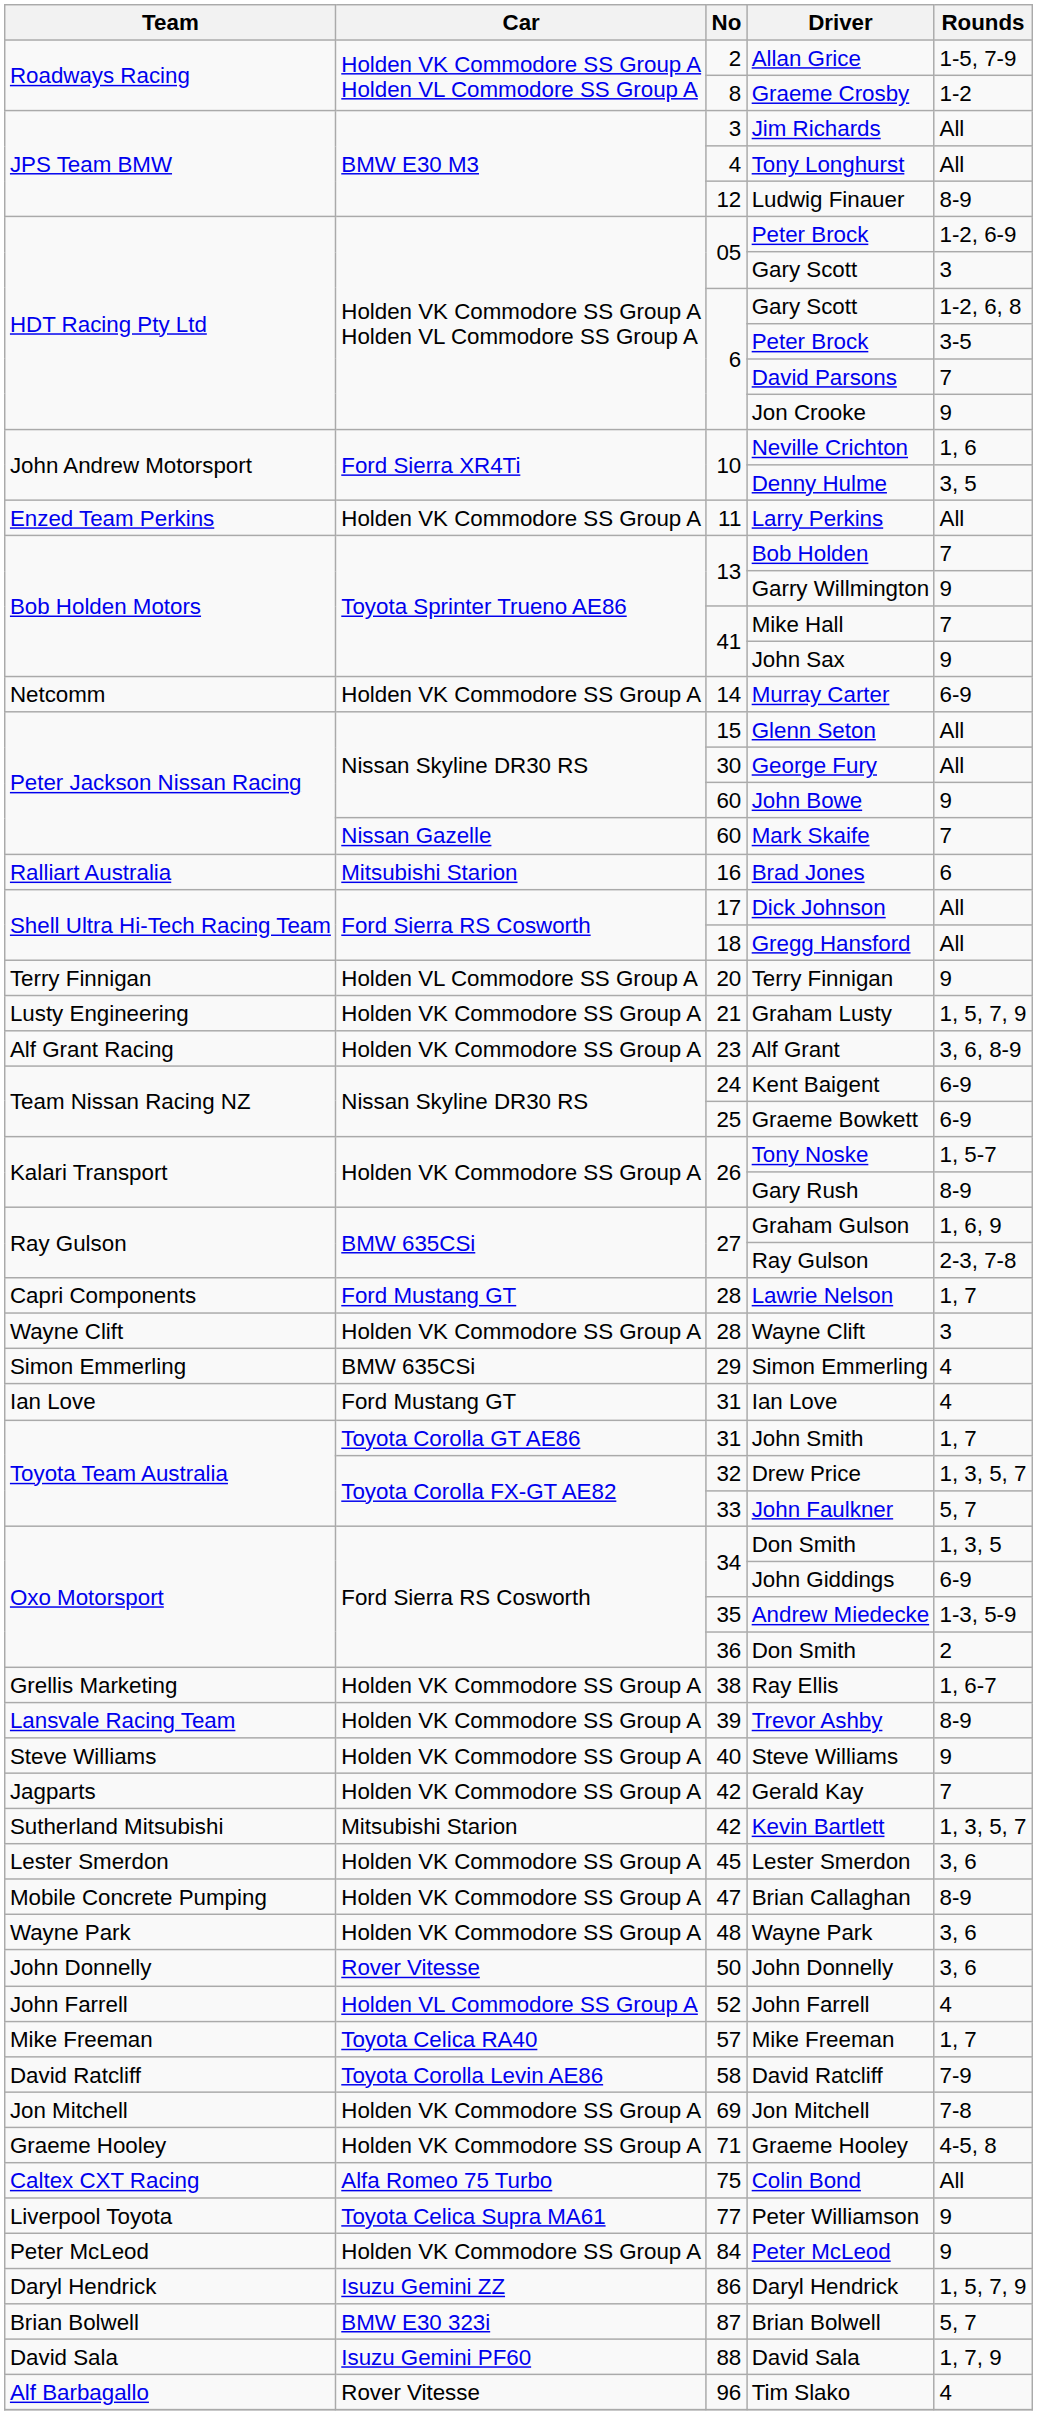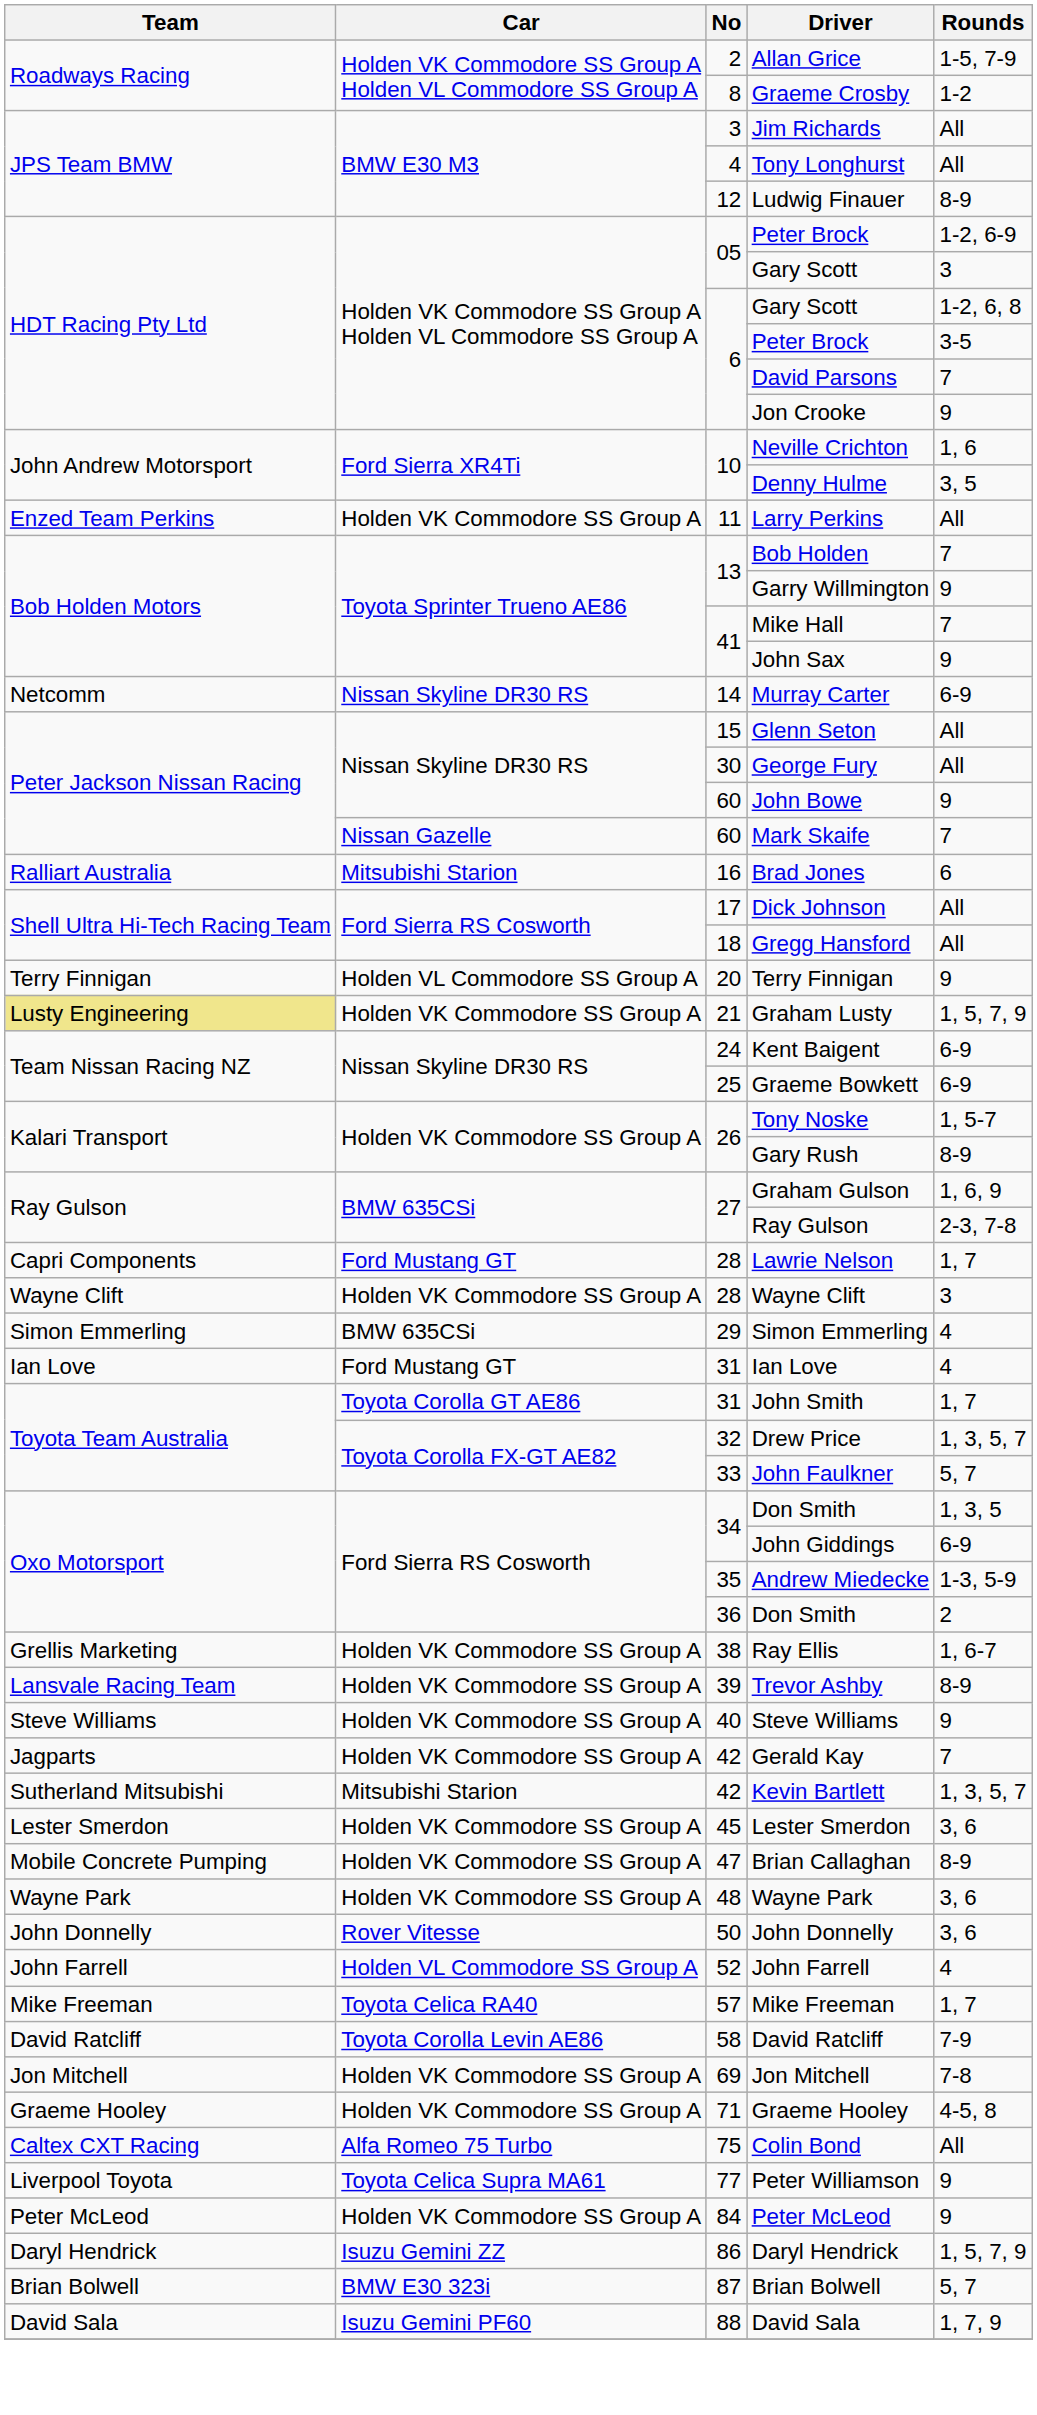(521, 695) Holden VK Commodore SS Group A -> (465, 695) Nissan Skyline DR30 RS
(99, 1013) no background -> (99, 1013) khaki background
- row: (729, 1048)
- row: (729, 2393)
